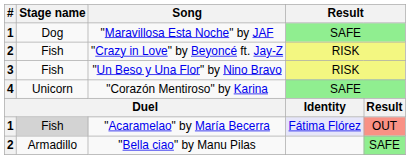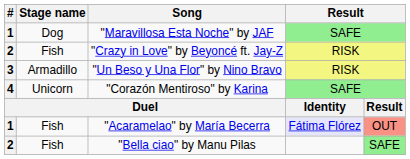(52, 70) Fish -> (52, 70) Armadillo
(52, 126) lightgrey background -> (52, 126) no background
(52, 145) Armadillo -> (52, 145) Fish
